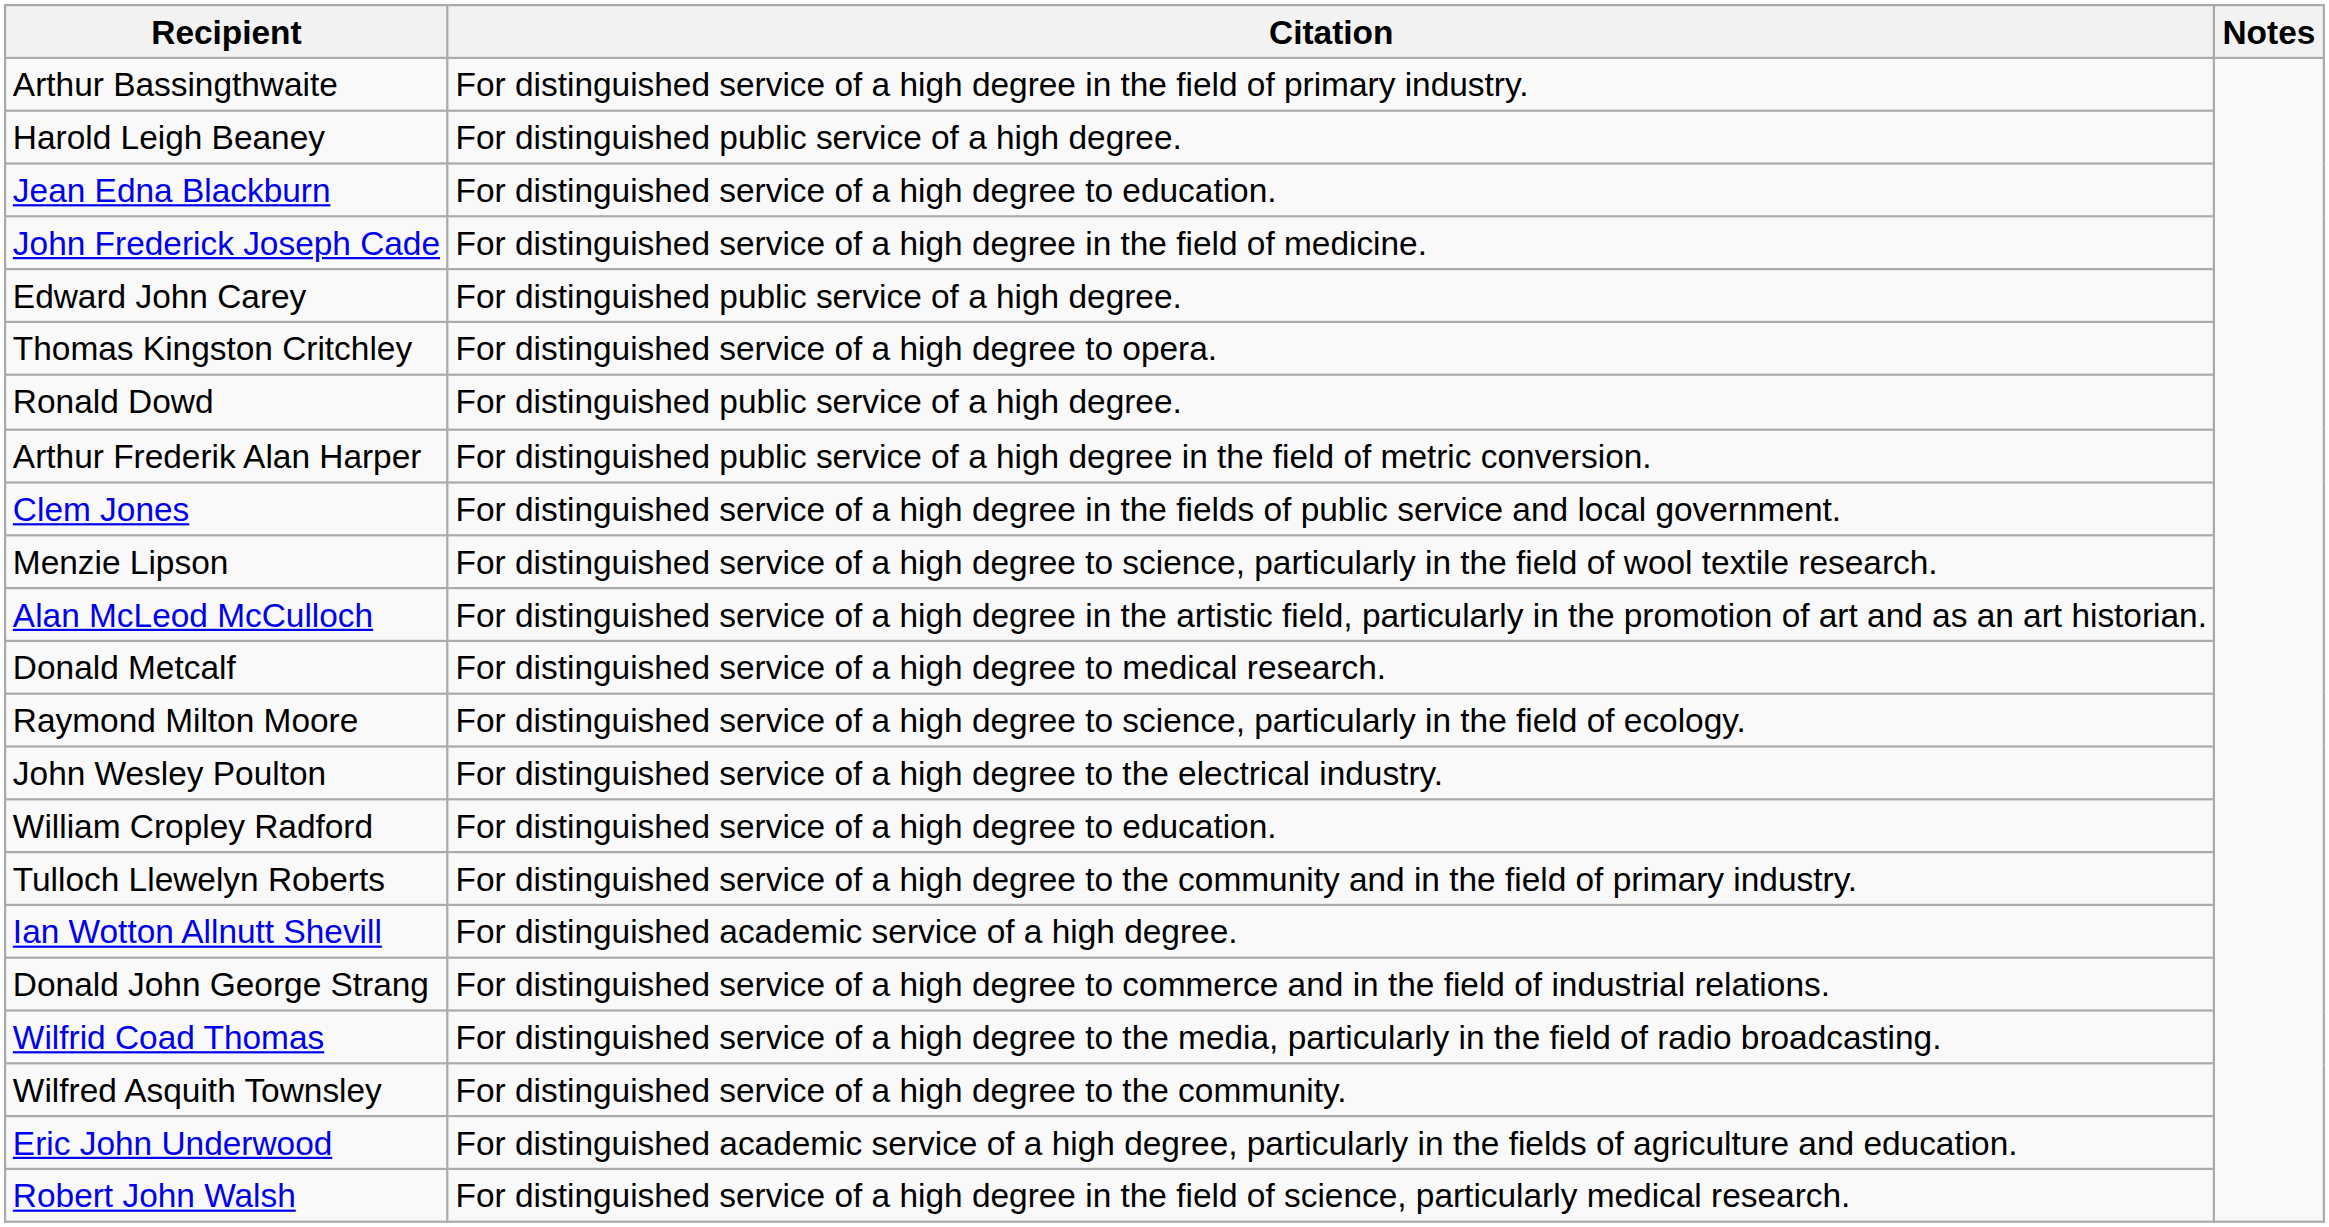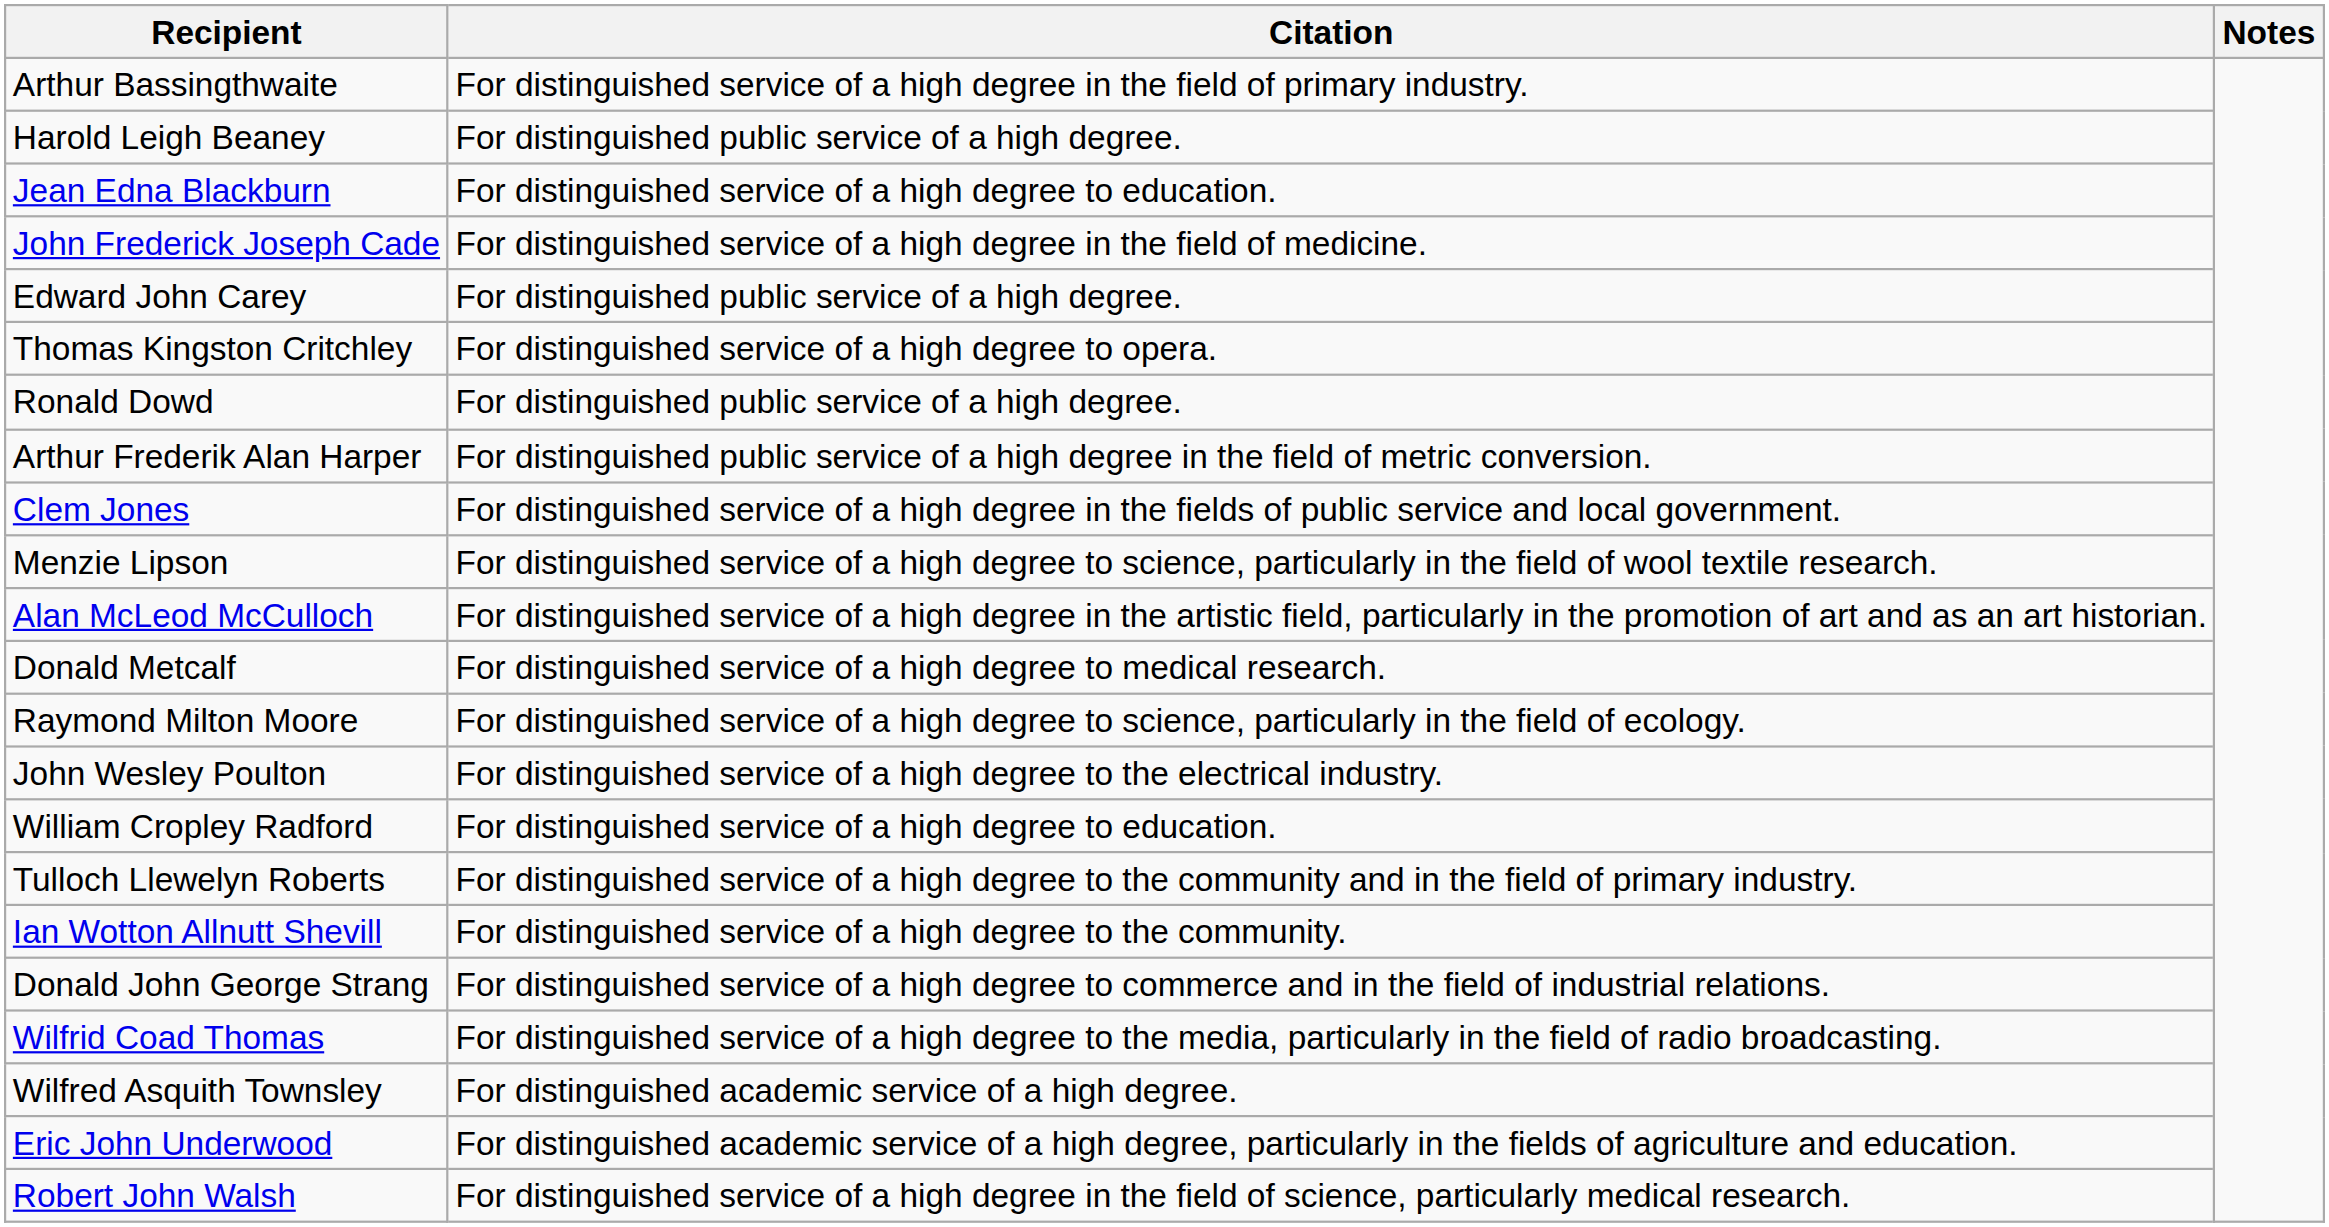(847, 932) For distinguished academic service of a high degree. -> (901, 932) For distinguished service of a high degree to the community.
(901, 1091) For distinguished service of a high degree to the community. -> (847, 1091) For distinguished academic service of a high degree.
